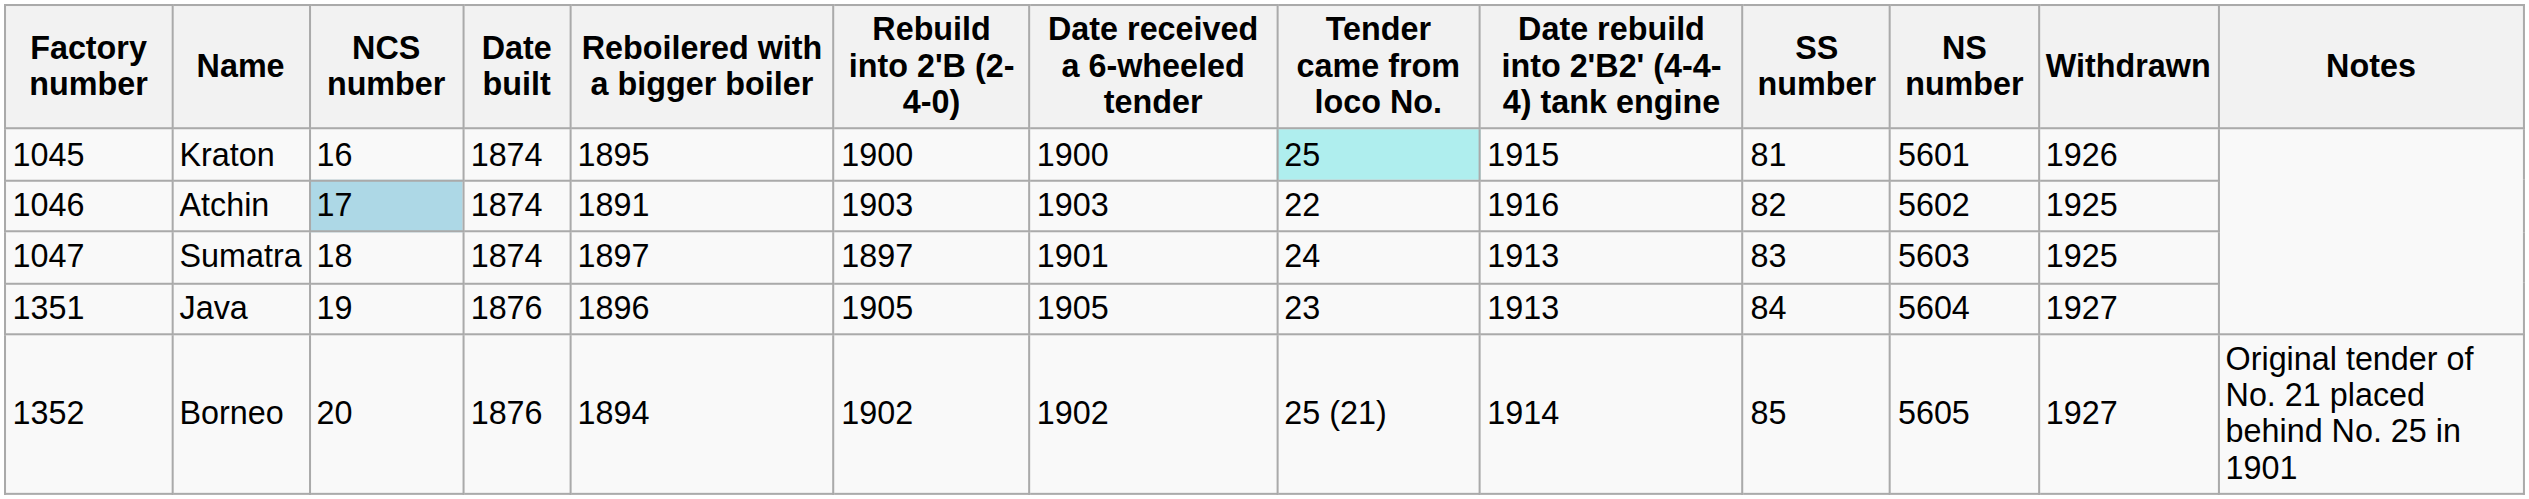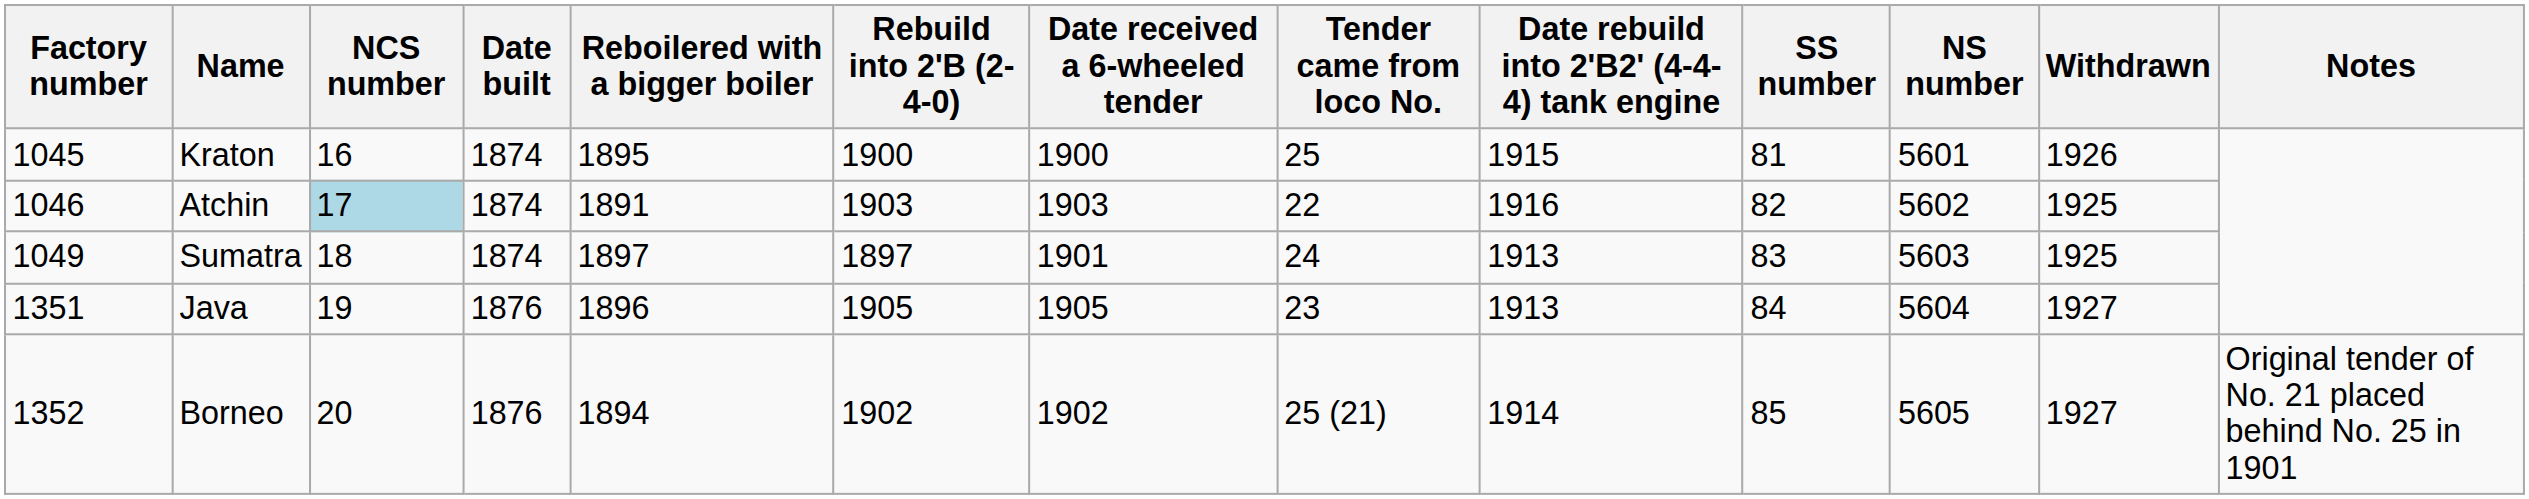(1302, 154) paleturquoise background -> (1302, 154) no background
(48, 256) 1047 -> (48, 256) 1049
